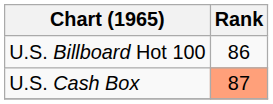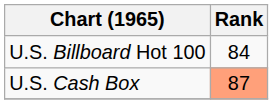(239, 51) 86 -> (239, 51) 84
